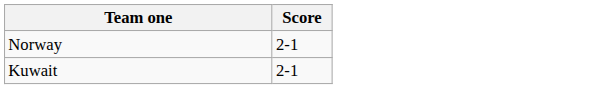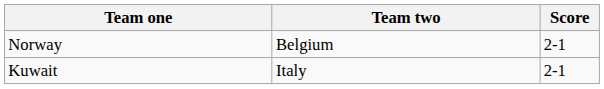+ column: (406, 17)
